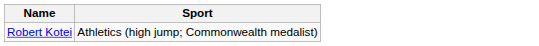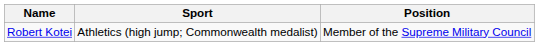+ column: (427, 13)
